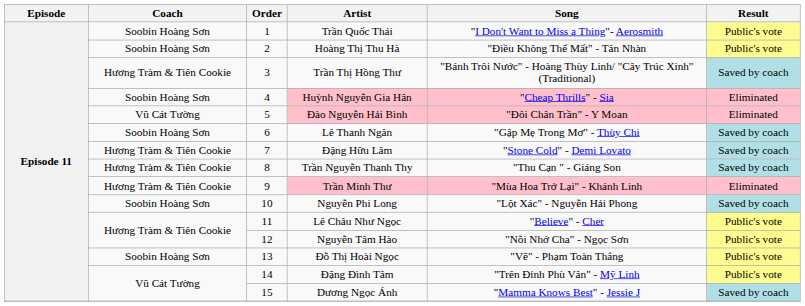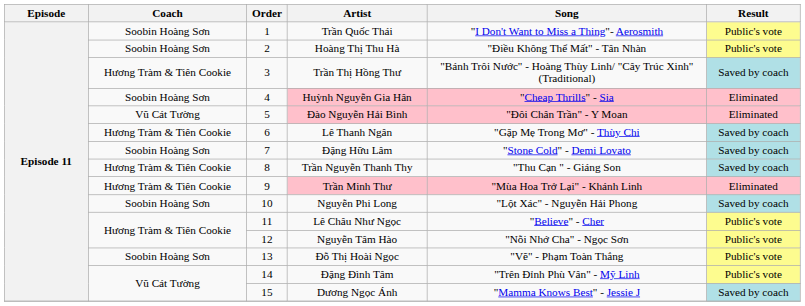(167, 132) Soobin Hoàng Sơn -> (167, 132) Hương Tràm & Tiên Cookie
(167, 150) Hương Tràm & Tiên Cookie -> (167, 150) Soobin Hoàng Sơn
